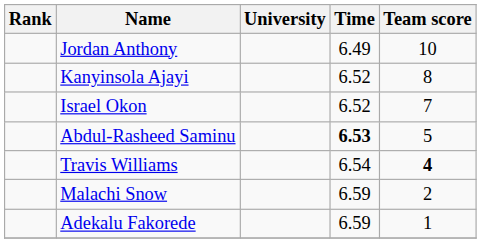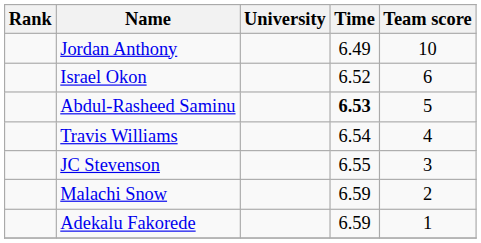- row: (124, 77)
(428, 106) 7 -> (428, 77) 6
(428, 164) bold -> (428, 135) normal
+ row: (110, 164)
